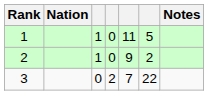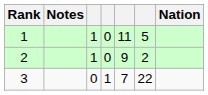columns swapped: (67, 15) <-> (182, 15)
(112, 79) 2 -> (108, 79) 1
